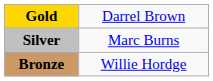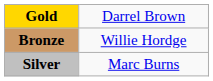rows swapped: (41, 40) <-> (41, 64)
